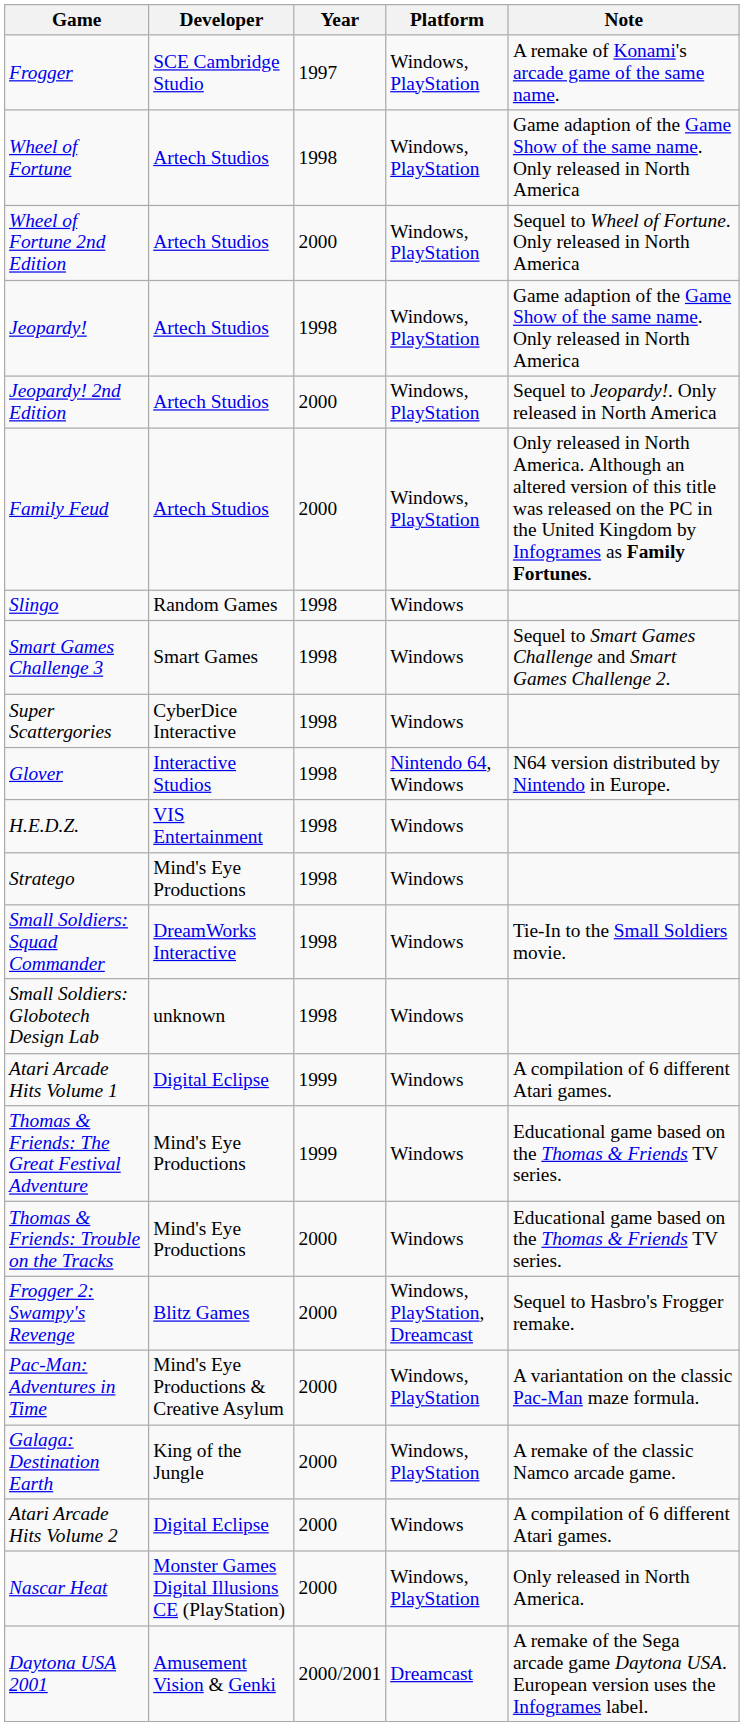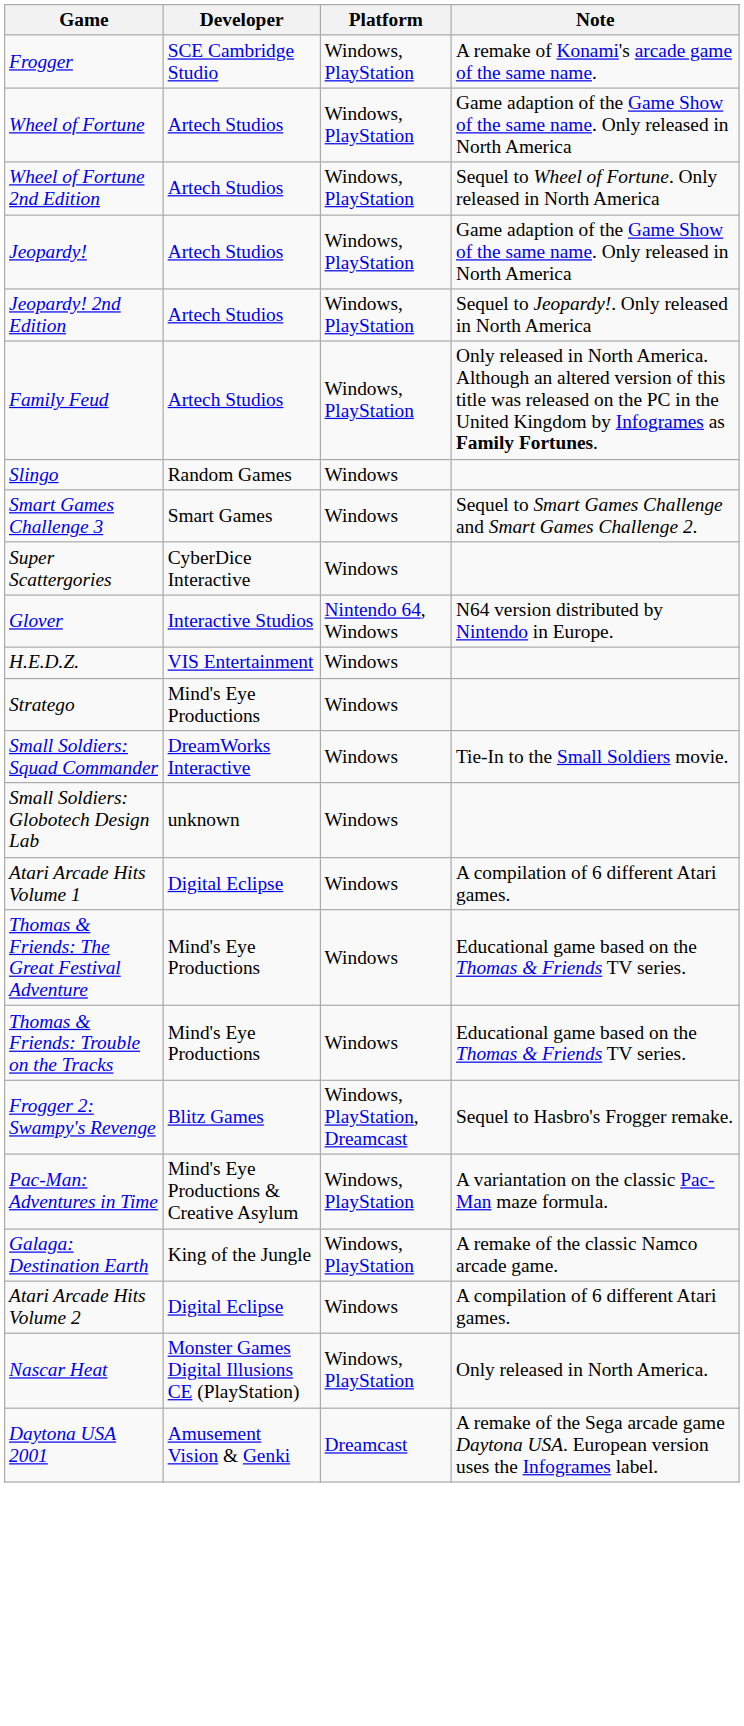- column: (340, 19)
